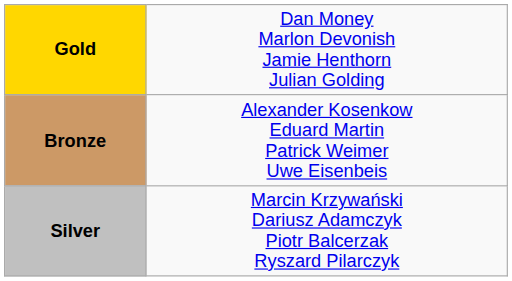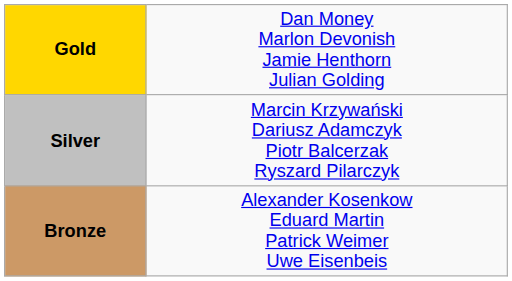rows swapped: (75, 230) <-> (75, 140)
